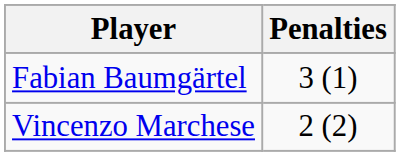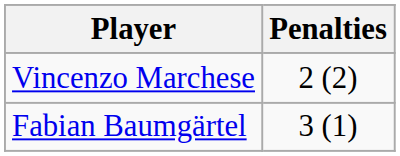rows swapped: (129, 77) <-> (134, 126)
